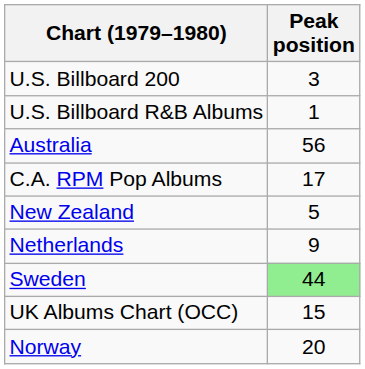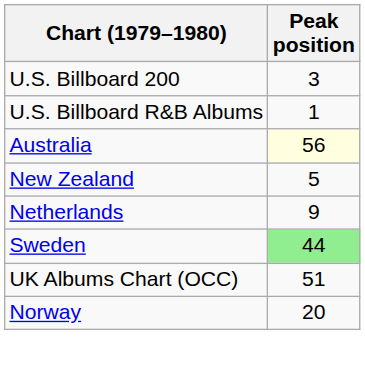(314, 145) no background -> (314, 145) lightyellow background
- row: (116, 178)
(314, 312) 15 -> (314, 279) 51
